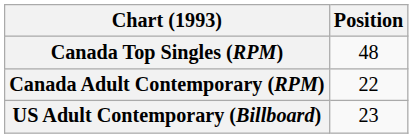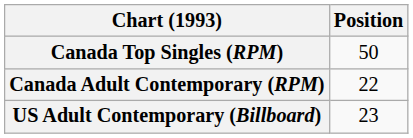(369, 52) 48 -> (369, 52) 50
